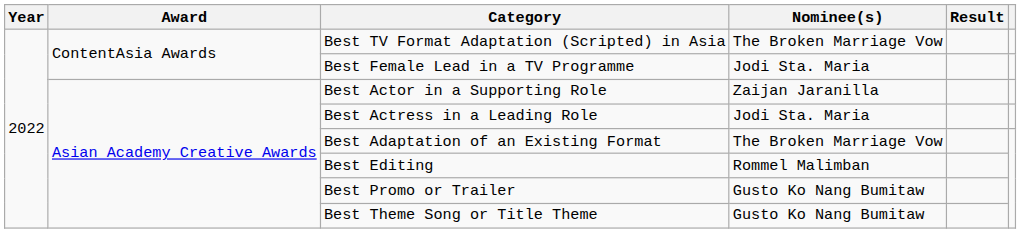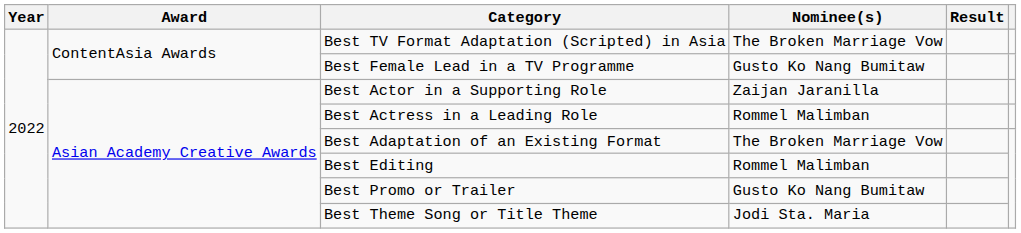(801, 67) Jodi Sta. Maria -> (829, 67) Gusto Ko Nang Bumitaw
(801, 116) Jodi Sta. Maria -> (801, 116) Rommel Malimban
(829, 215) Gusto Ko Nang Bumitaw -> (801, 215) Jodi Sta. Maria
